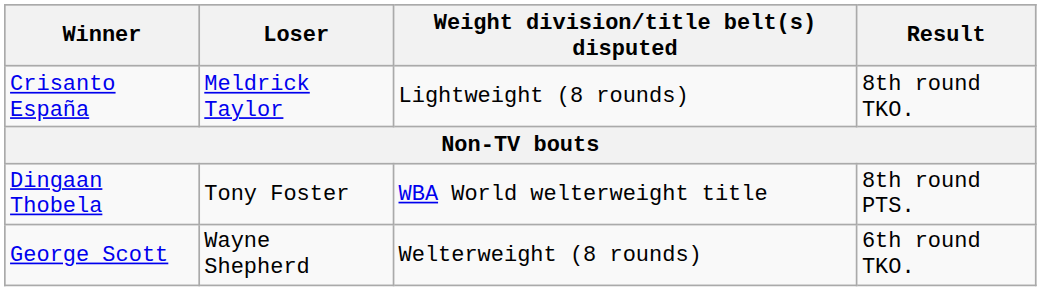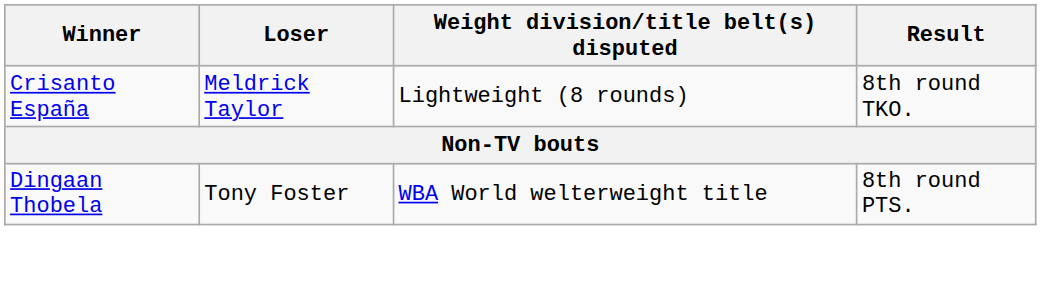- row: (89, 255)
